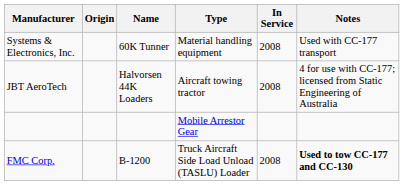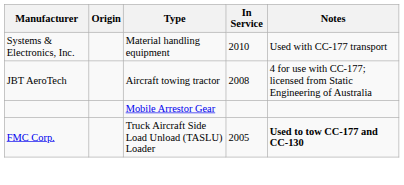- column: (146, 18)
(270, 46) 2008 -> (239, 46) 2010
(270, 160) 2008 -> (239, 137) 2005
